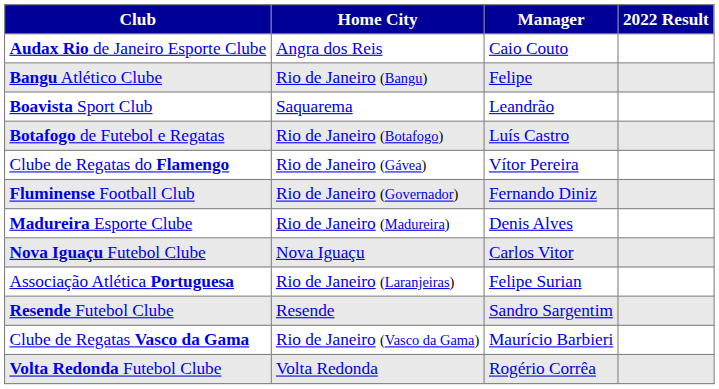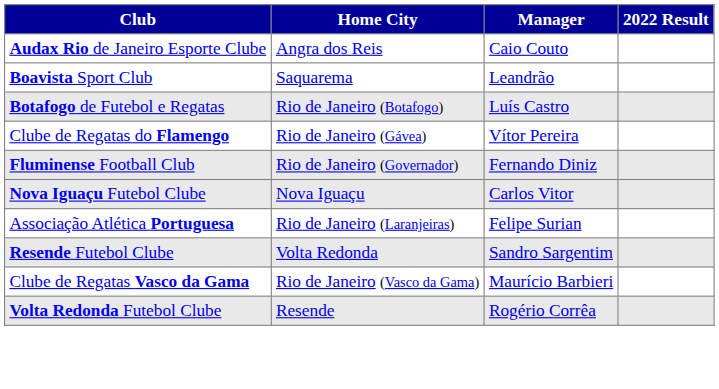- row: (86, 77)
- row: (101, 223)
(305, 310) Resende -> (327, 252) Volta Redonda
(327, 369) Volta Redonda -> (305, 310) Resende
